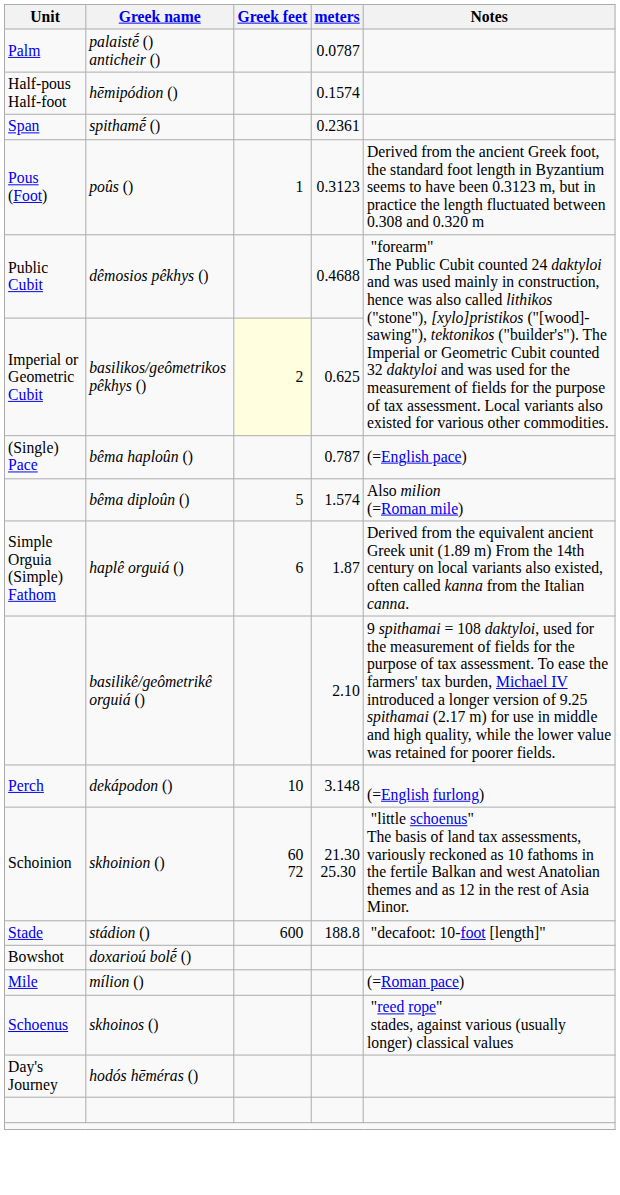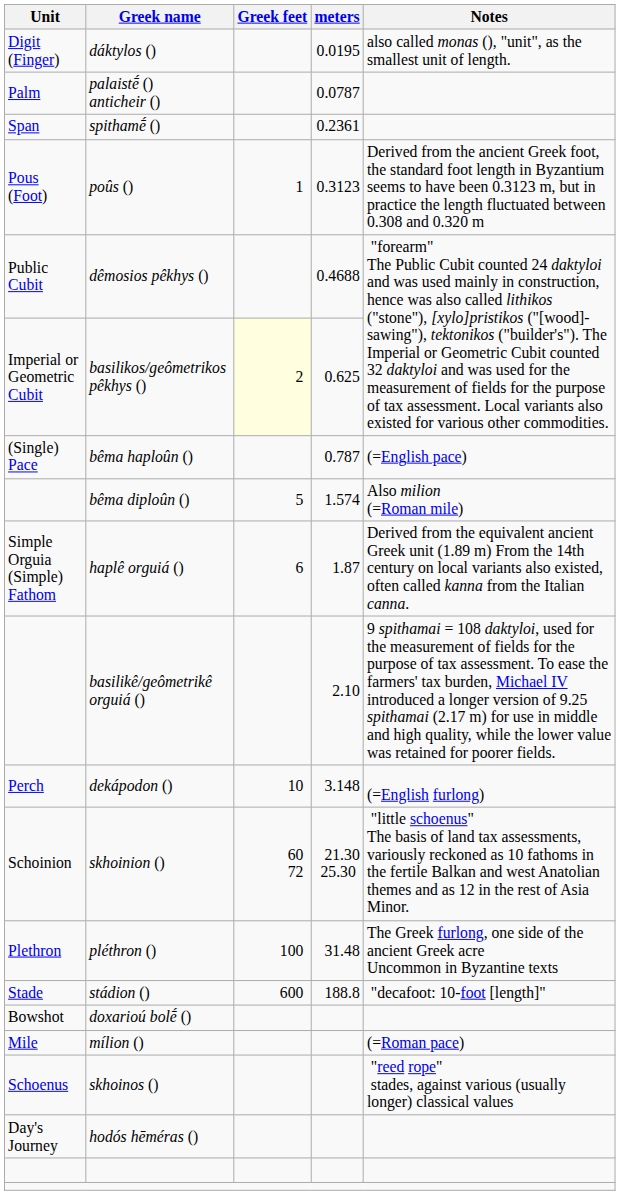+ row: (34, 50)
- row: (39, 93)
+ row: (35, 950)
